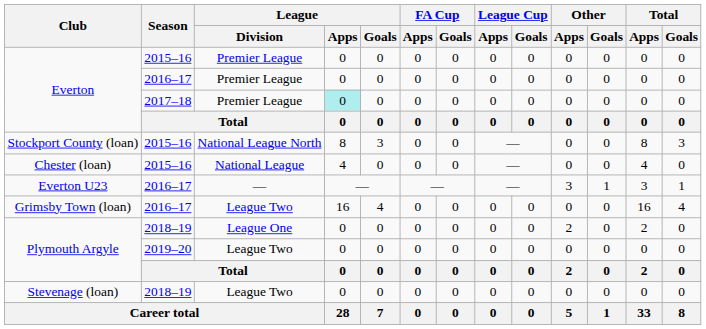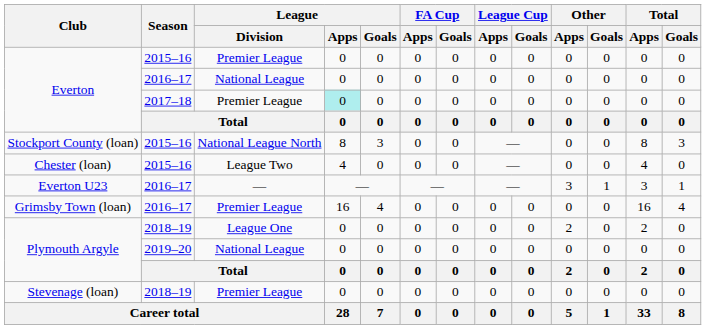(260, 79) Premier League -> (260, 79) National League
(260, 164) National League -> (260, 164) League Two
(260, 206) League Two -> (260, 206) Premier League
(260, 249) League Two -> (260, 249) National League
(260, 292) League Two -> (260, 292) Premier League
